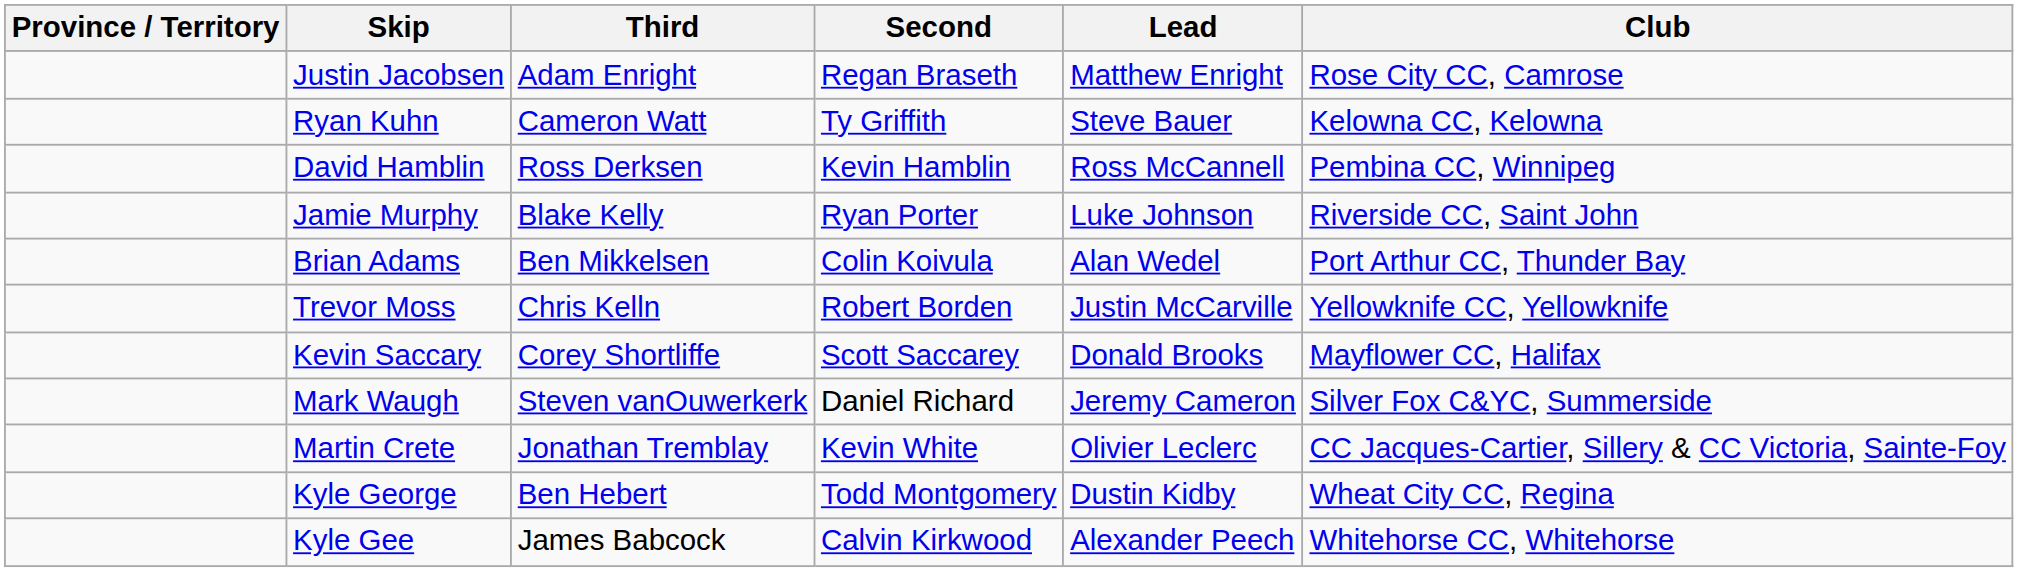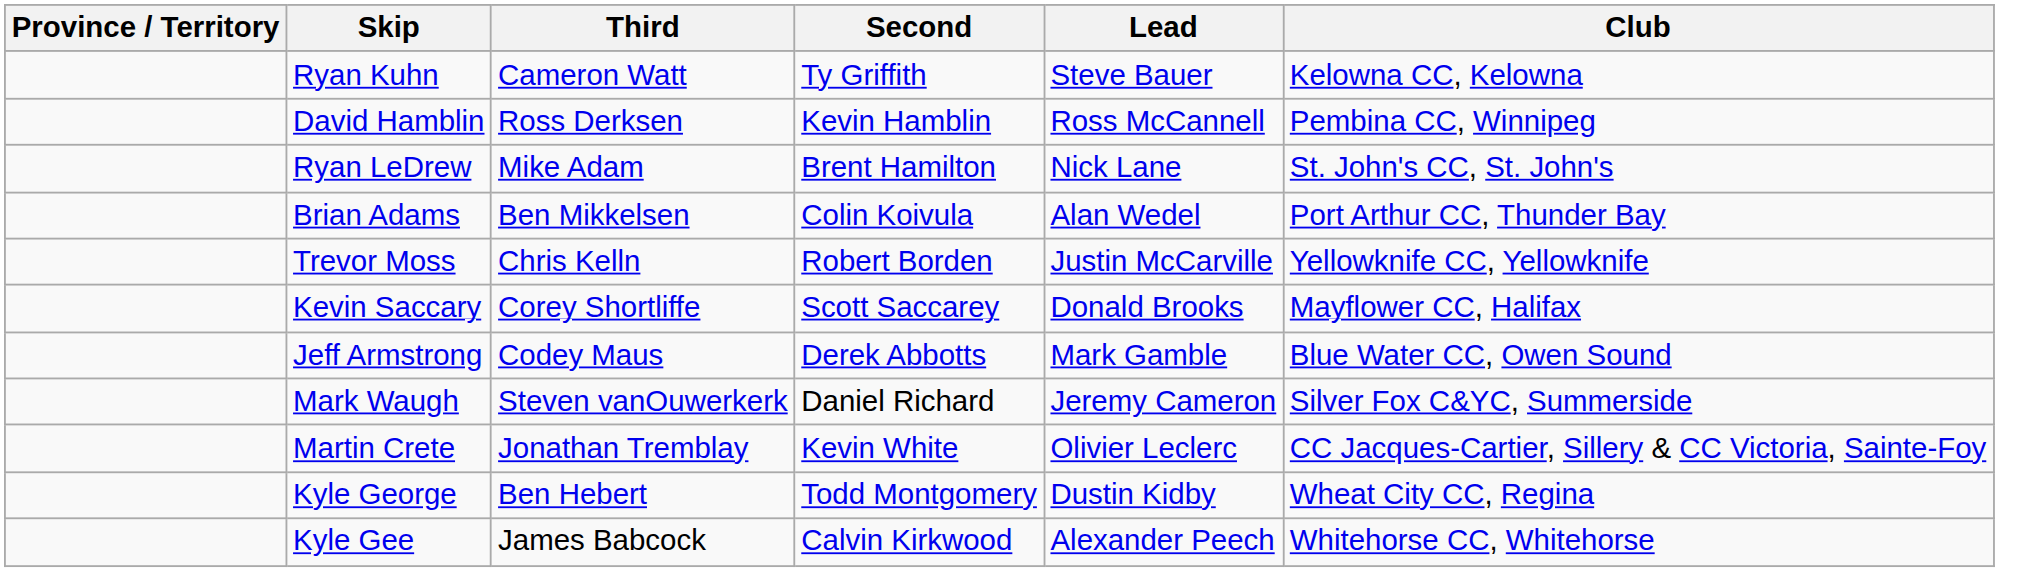- row: (399, 74)
- row: (385, 214)
+ row: (382, 167)
+ row: (388, 354)
